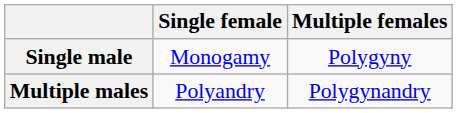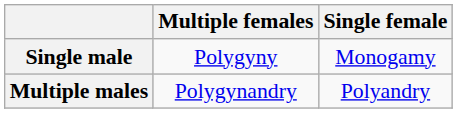columns swapped: (220, 21) <-> (370, 21)
